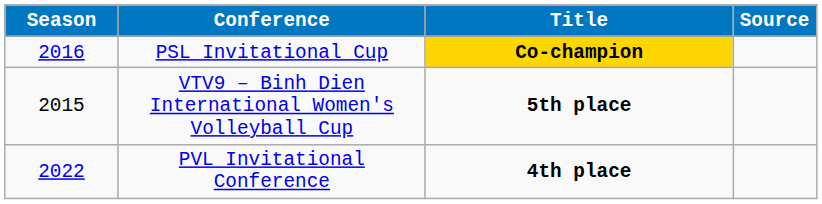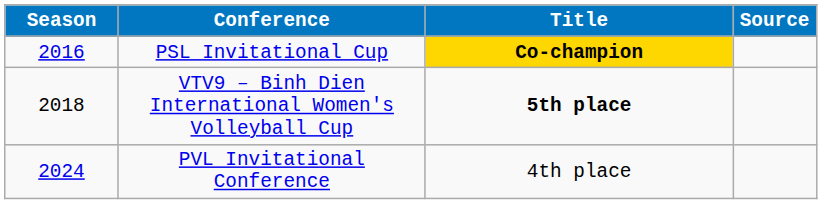(62, 106) 2015 -> (62, 106) 2018
(62, 171) 2022 -> (62, 171) 2024
(579, 171) bold -> (579, 171) normal
